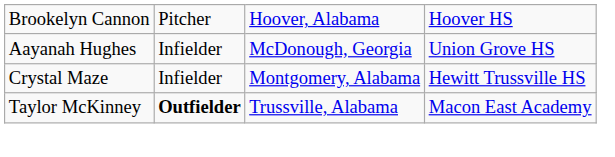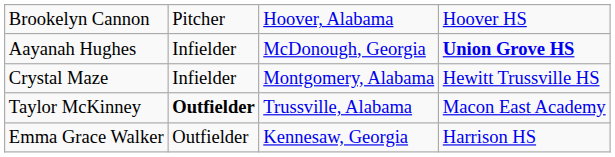(492, 48) normal -> (509, 48) bold
+ row: (86, 136)
